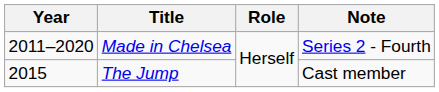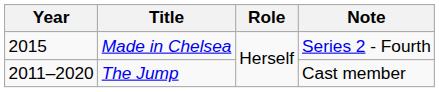(51, 45) 2011–2020 -> (28, 45) 2015
(28, 73) 2015 -> (51, 73) 2011–2020
